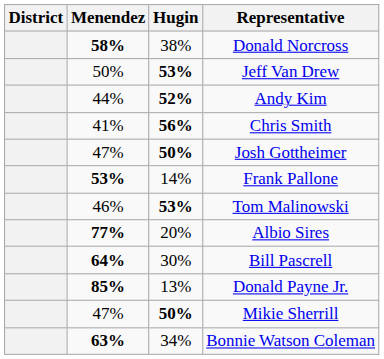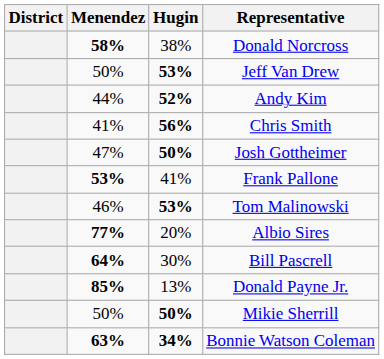(176, 179) 14% -> (176, 179) 41%
(108, 313) 47% -> (108, 313) 50%
(176, 340) normal -> (176, 340) bold
